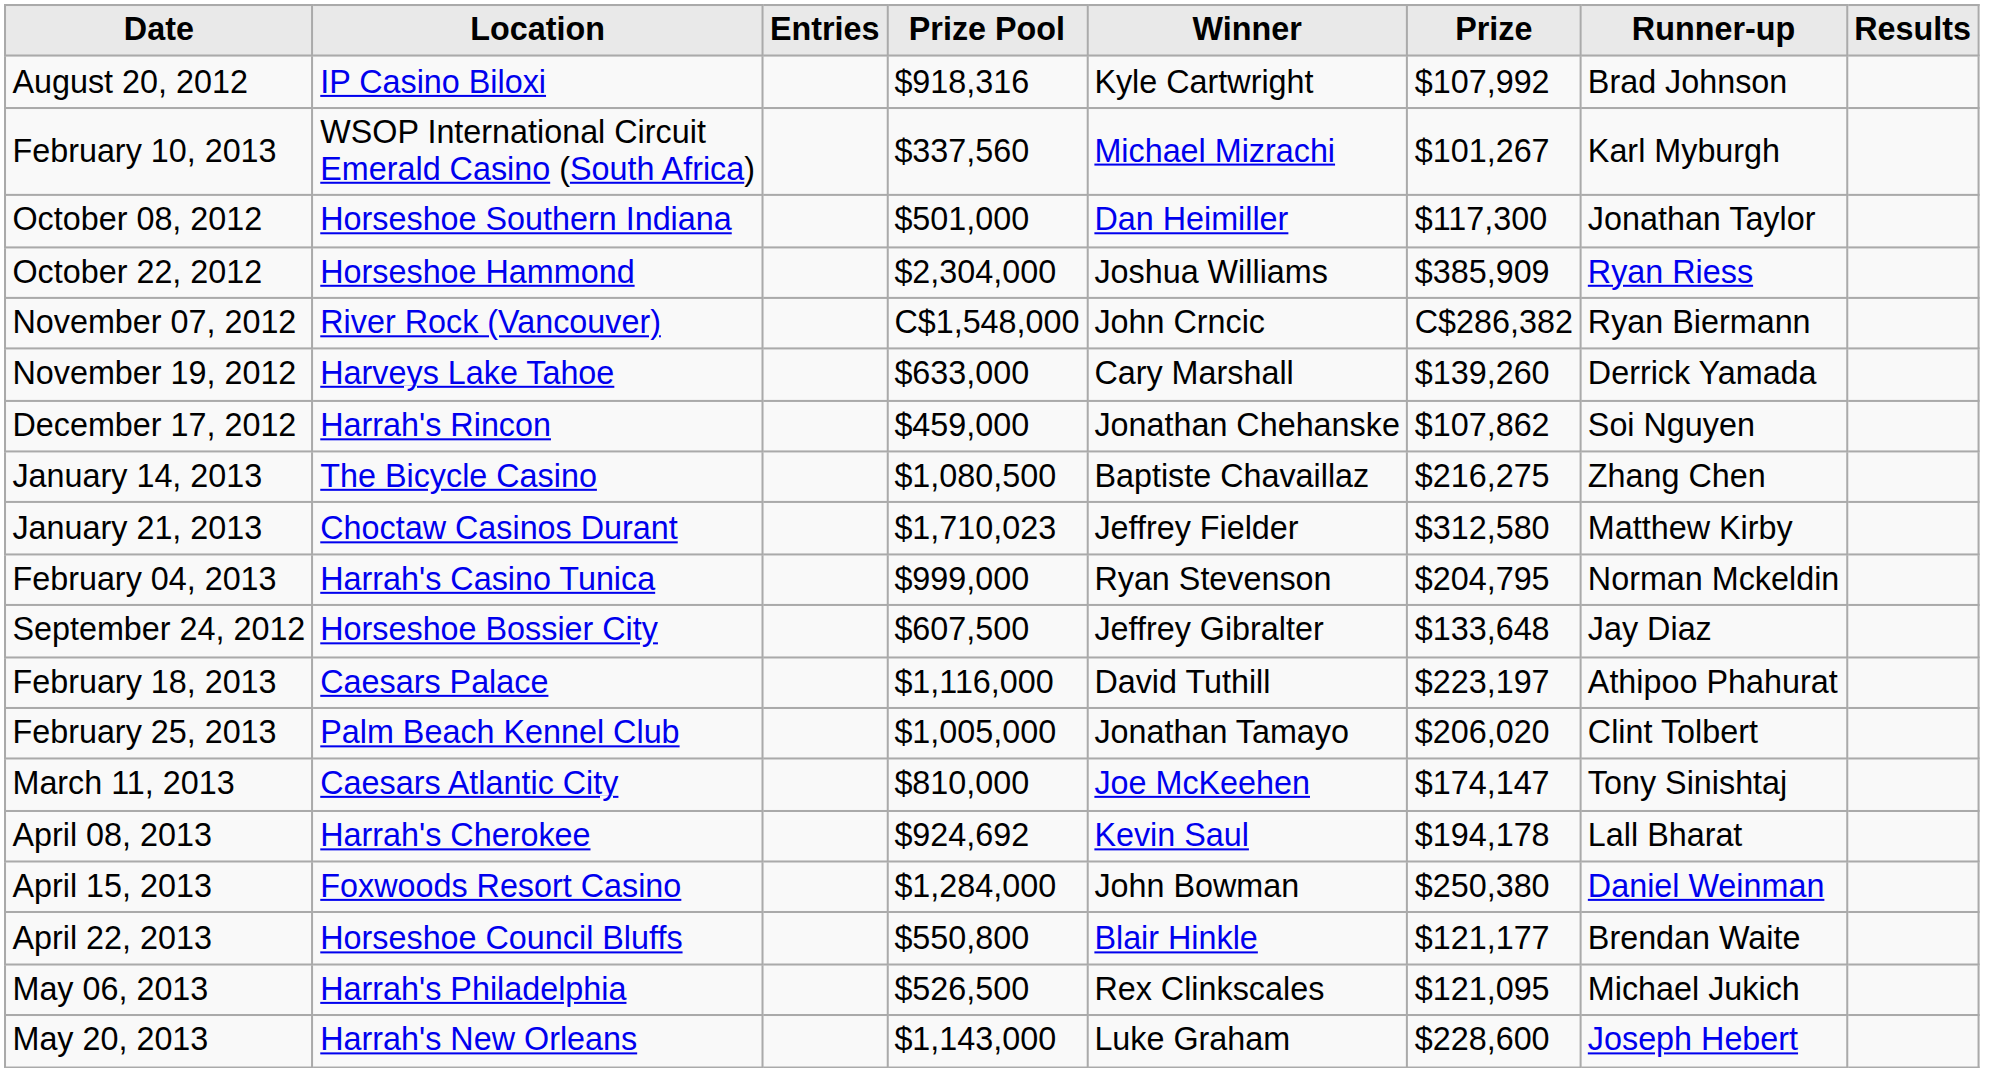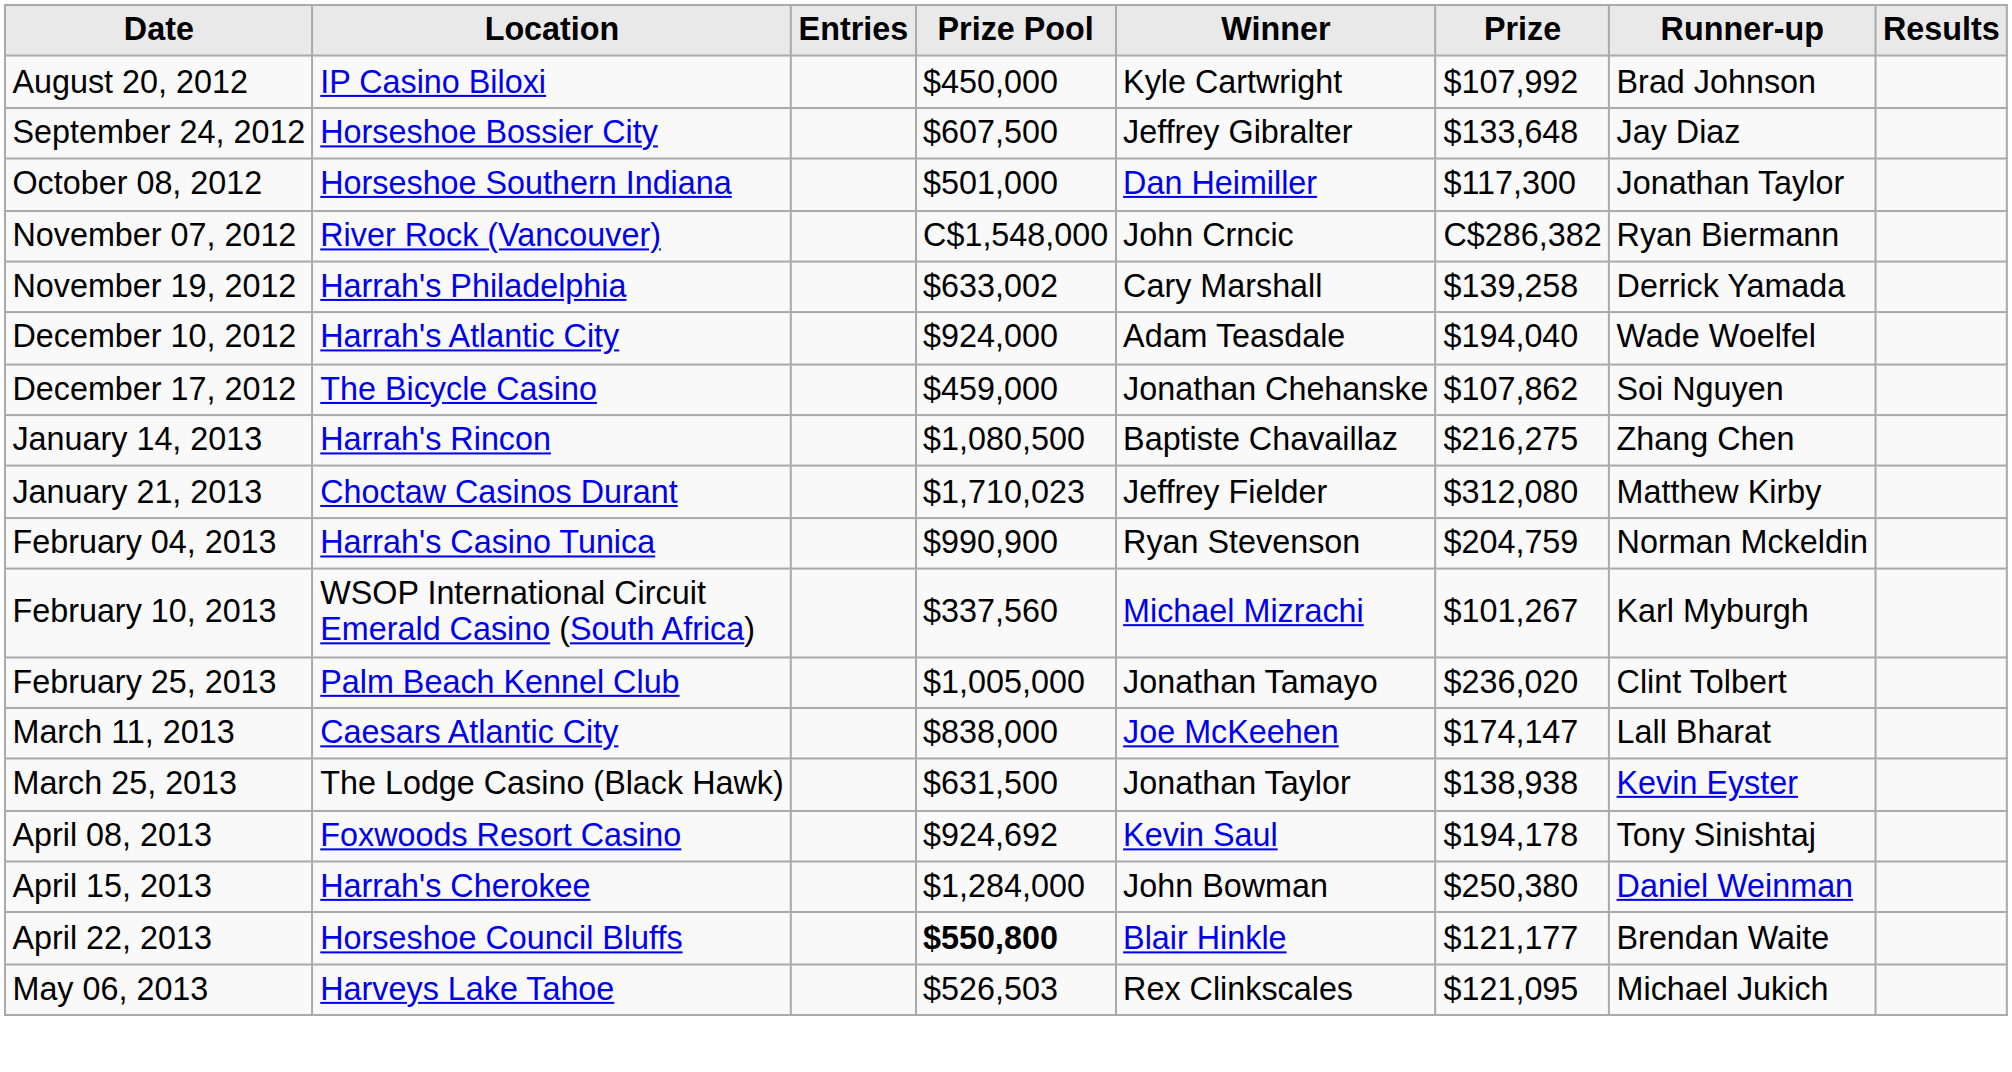(962, 81) $918,316 -> (991, 81) $450,000
rows swapped: (159, 630) <-> (145, 150)
- row: (137, 271)
(467, 374) Harveys Lake Tahoe -> (473, 286) Harrah's Philadelphia
(962, 374) $633,000 -> (991, 286) $633,002
(1482, 374) $139,260 -> (1511, 286) $139,258
+ row: (154, 337)
(436, 425) Harrah's Rincon -> (459, 388) The Bicycle Casino
(459, 476) The Bicycle Casino -> (436, 440) Harrah's Rincon
(1482, 527) $312,580 -> (1511, 491) $312,080
(962, 579) $999,000 -> (991, 542) $990,900
(1482, 579) $204,795 -> (1511, 542) $204,759
- row: (145, 681)
(1482, 732) $206,020 -> (1511, 681) $236,020
(962, 784) $810,000 -> (991, 732) $838,000
(1688, 784) Tony Sinishtaj -> (1694, 732) Lall Bharat
+ row: (125, 784)
(455, 835) Harrah's Cherokee -> (501, 835) Foxwoods Resort Casino
(1665, 835) Lall Bharat -> (1716, 835) Tony Sinishtaj
(501, 886) Foxwoods Resort Casino -> (455, 886) Harrah's Cherokee
(962, 937) normal -> (991, 937) bold
(473, 989) Harrah's Philadelphia -> (467, 989) Harveys Lake Tahoe
(962, 989) $526,500 -> (991, 989) $526,503
- row: (110, 1040)
